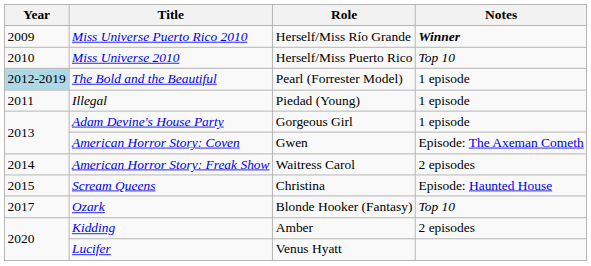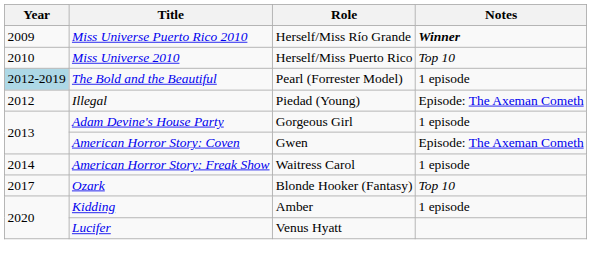(21, 100) 2011 -> (21, 100) 2012
(444, 100) 1 episode -> (501, 100) Episode: The Axeman Cometh
(447, 164) 2 episodes -> (444, 164) 1 episode
- row: (114, 185)
(447, 228) 2 episodes -> (444, 206) 1 episode
